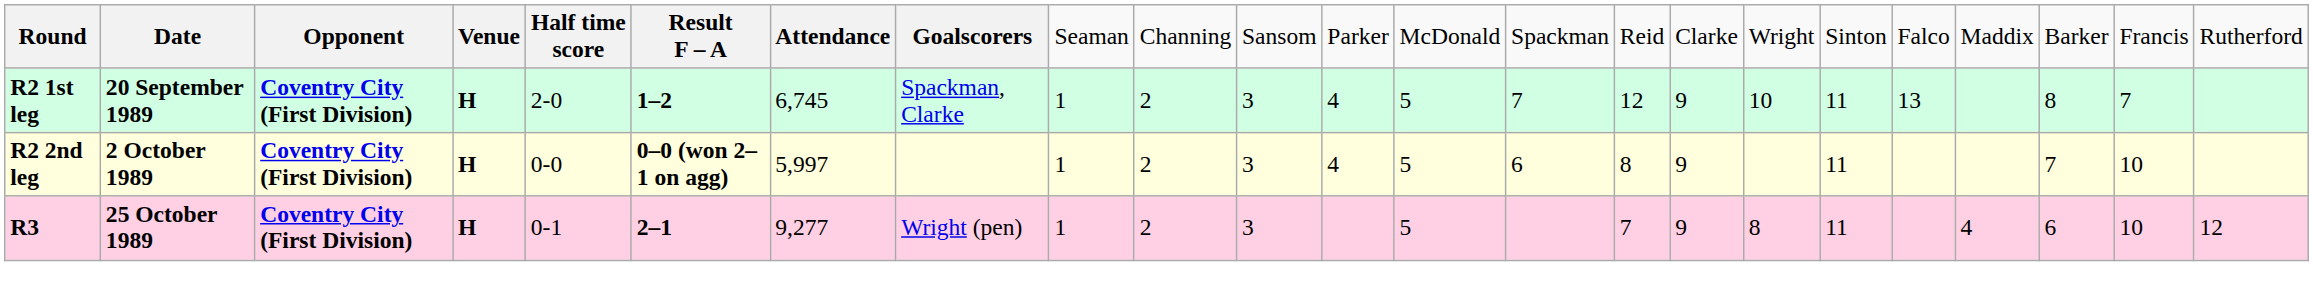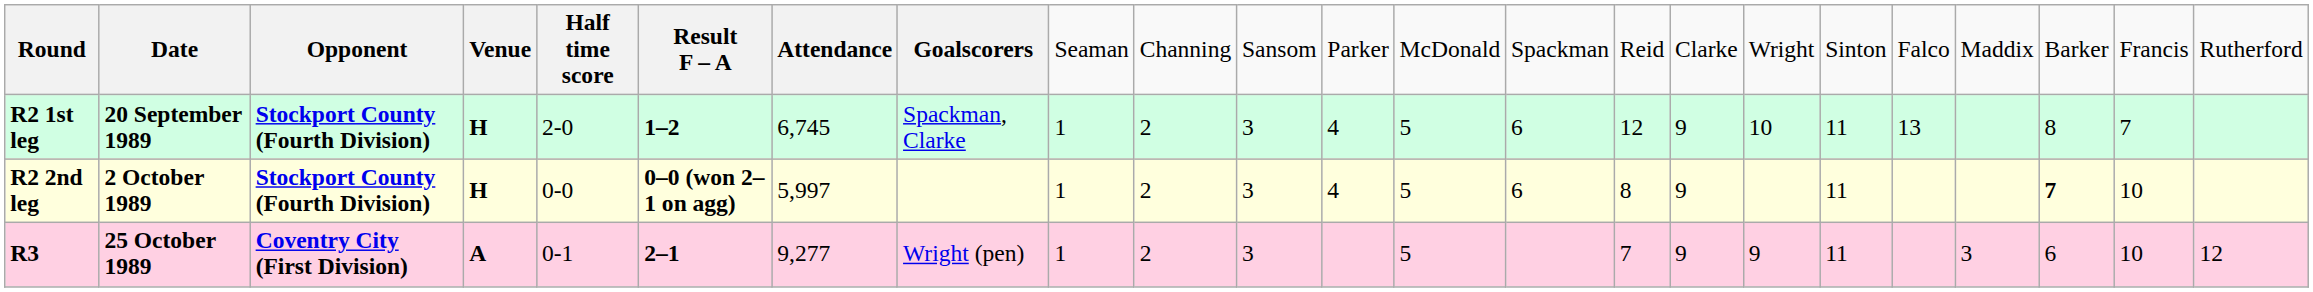(336, 100) Coventry City (First Division) -> (345, 126) Stockport County (Fourth Division)
(1517, 100) 7 -> (1517, 126) 6
(336, 163) Coventry City (First Division) -> (345, 190) Stockport County (Fourth Division)
(2050, 163) normal -> (2050, 190) bold
(467, 227) H -> (478, 254) A
(1755, 227) 8 -> (1755, 254) 9
(1966, 227) 4 -> (1966, 254) 3
